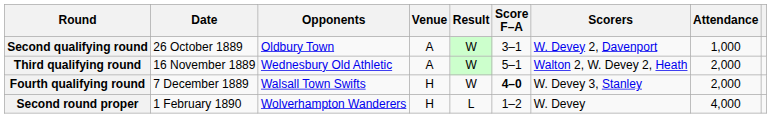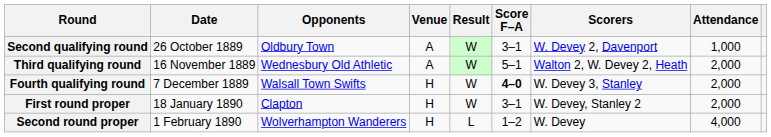+ row: (77, 103)
